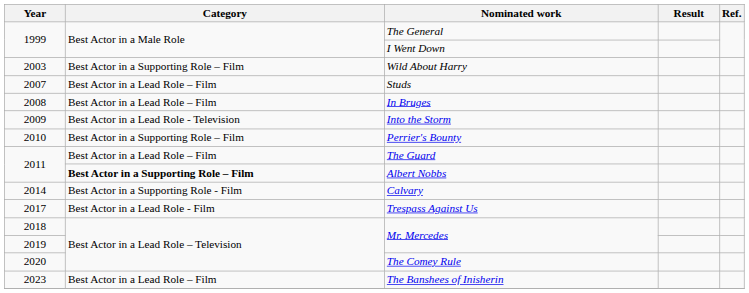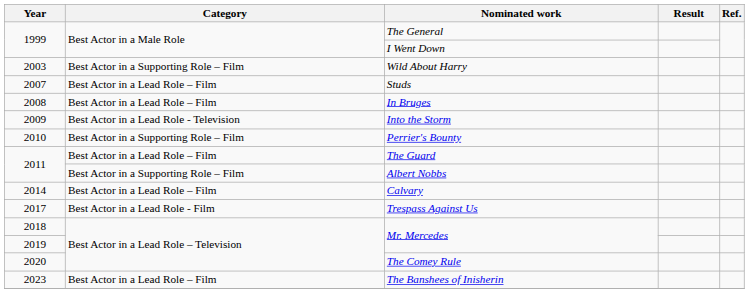(161, 173) bold -> (156, 173) normal
(155, 191) Best Actor in a Supporting Role - Film -> (142, 191) Best Actor in a Lead Role – Film
